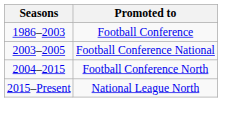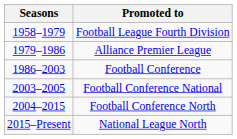+ row: (153, 32)
+ row: (153, 50)
